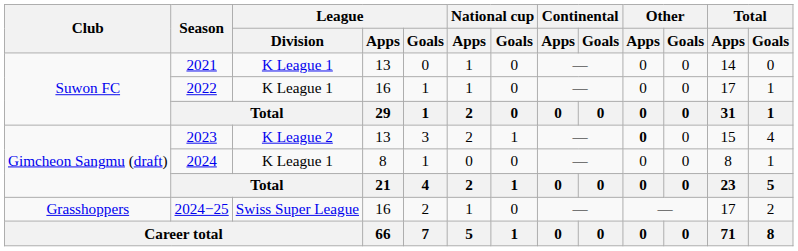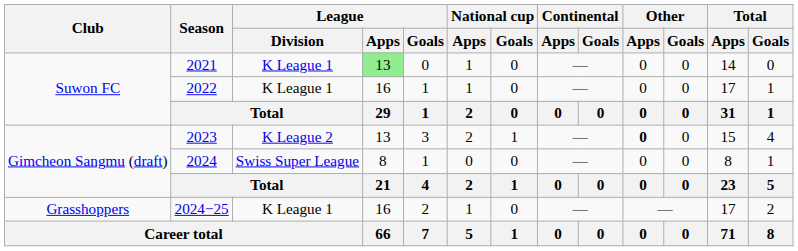(383, 64) no background -> (383, 64) lightgreen background
(297, 161) K League 1 -> (297, 161) Swiss Super League
(297, 209) Swiss Super League -> (297, 209) K League 1
